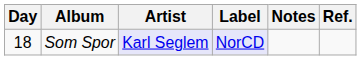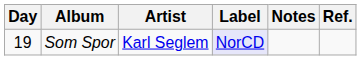(23, 42) 18 -> (23, 42) 19
(165, 42) lavender background -> (165, 42) no background
